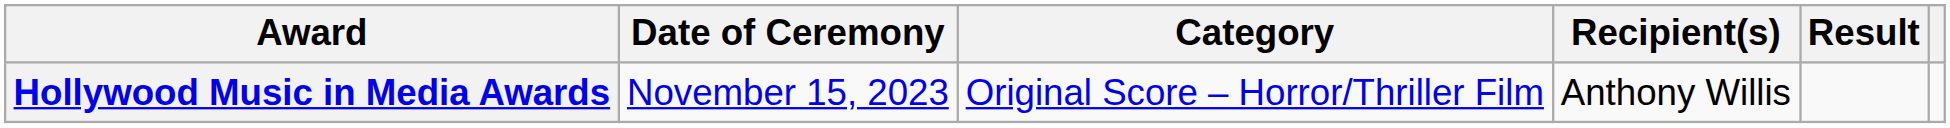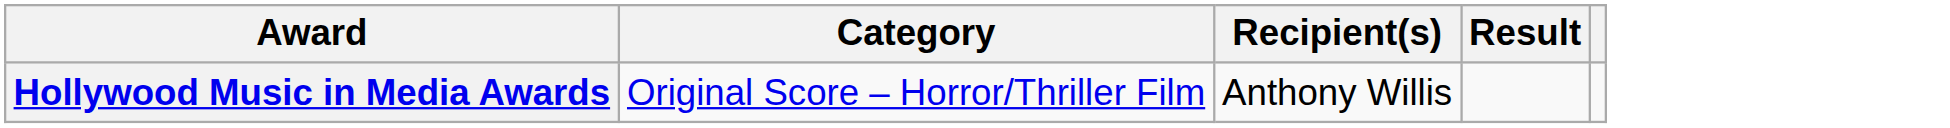- column: (788, 33)
